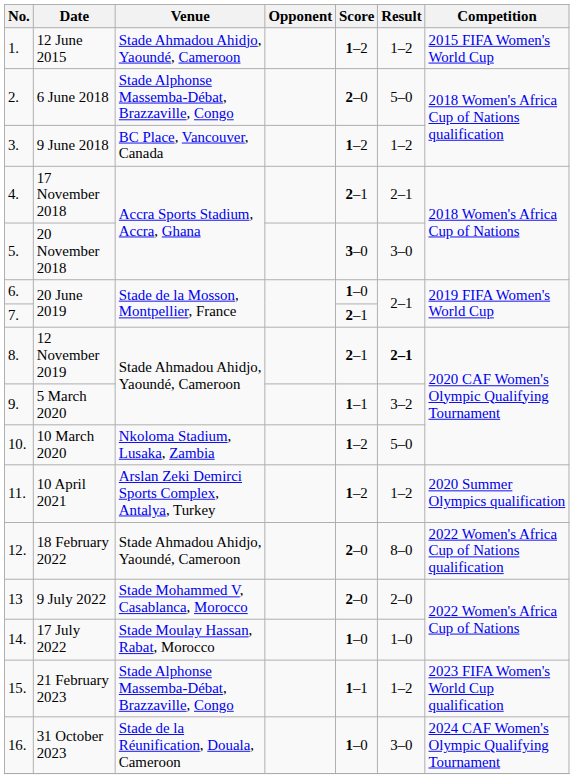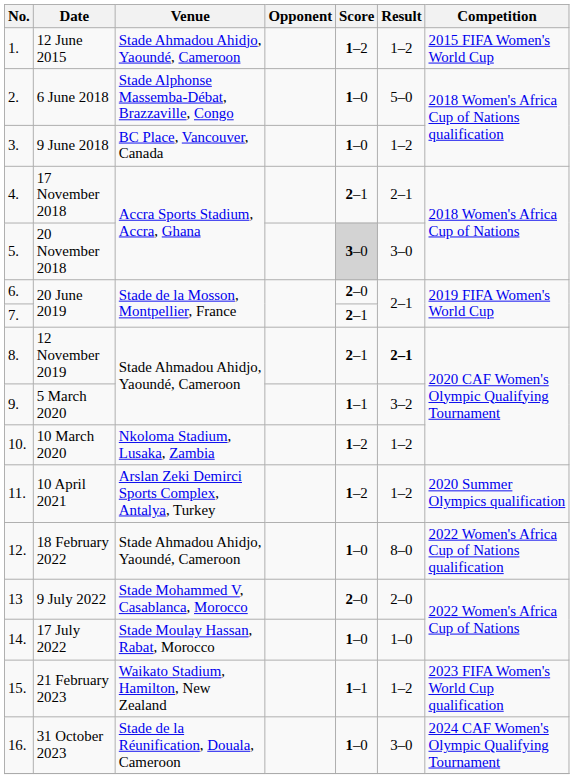(357, 96) 2–0 -> (357, 96) 1–0
(357, 145) 1–2 -> (357, 145) 1–0
(357, 251) no background -> (357, 251) lightgrey background
(357, 291) 1–0 -> (357, 291) 2–0
(401, 444) 5–0 -> (401, 444) 1–2
(357, 550) 2–0 -> (357, 550) 1–0
(176, 688) Stade Alphonse Massemba-Débat, Brazzaville, Congo -> (172, 688) Waikato Stadium, Hamilton, New Zealand
